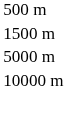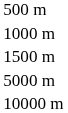+ row: (29, 33)
